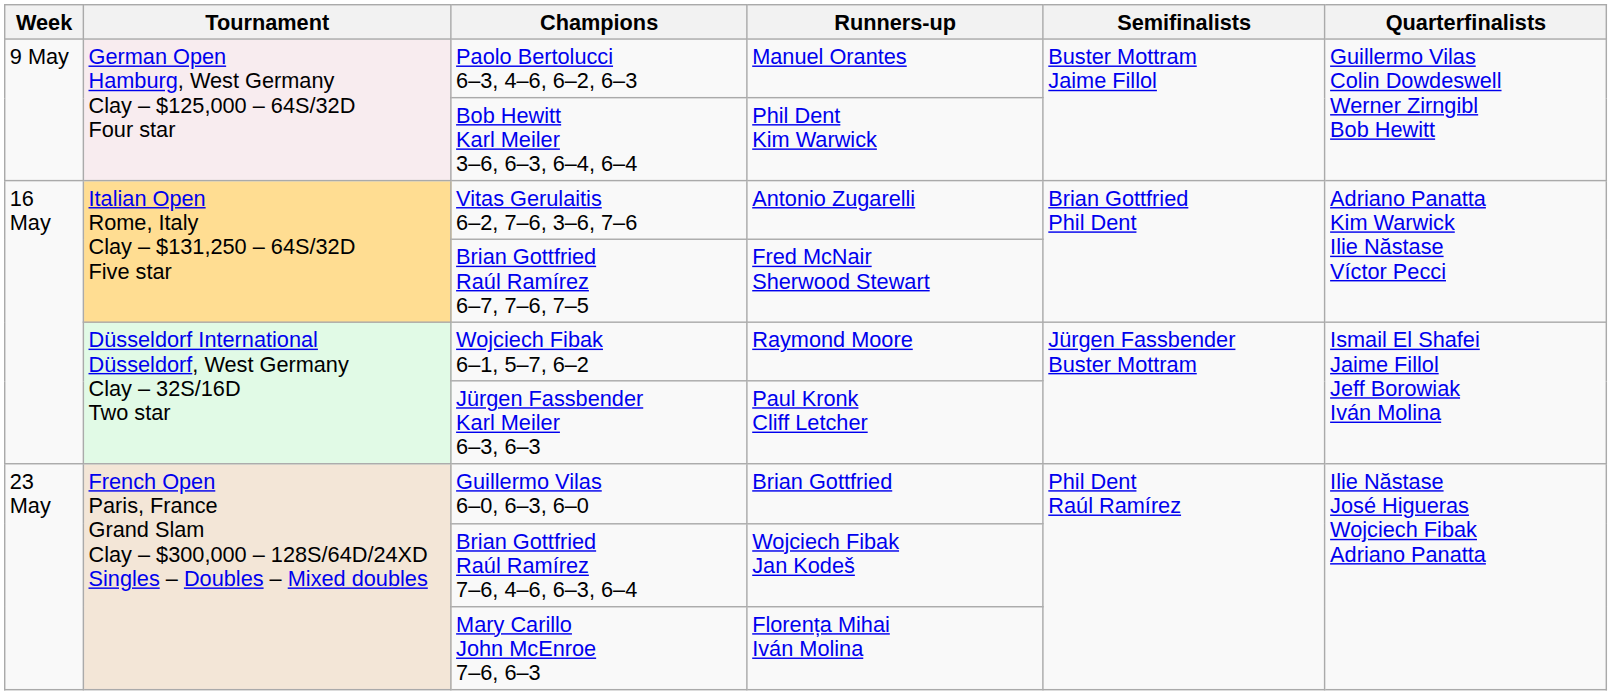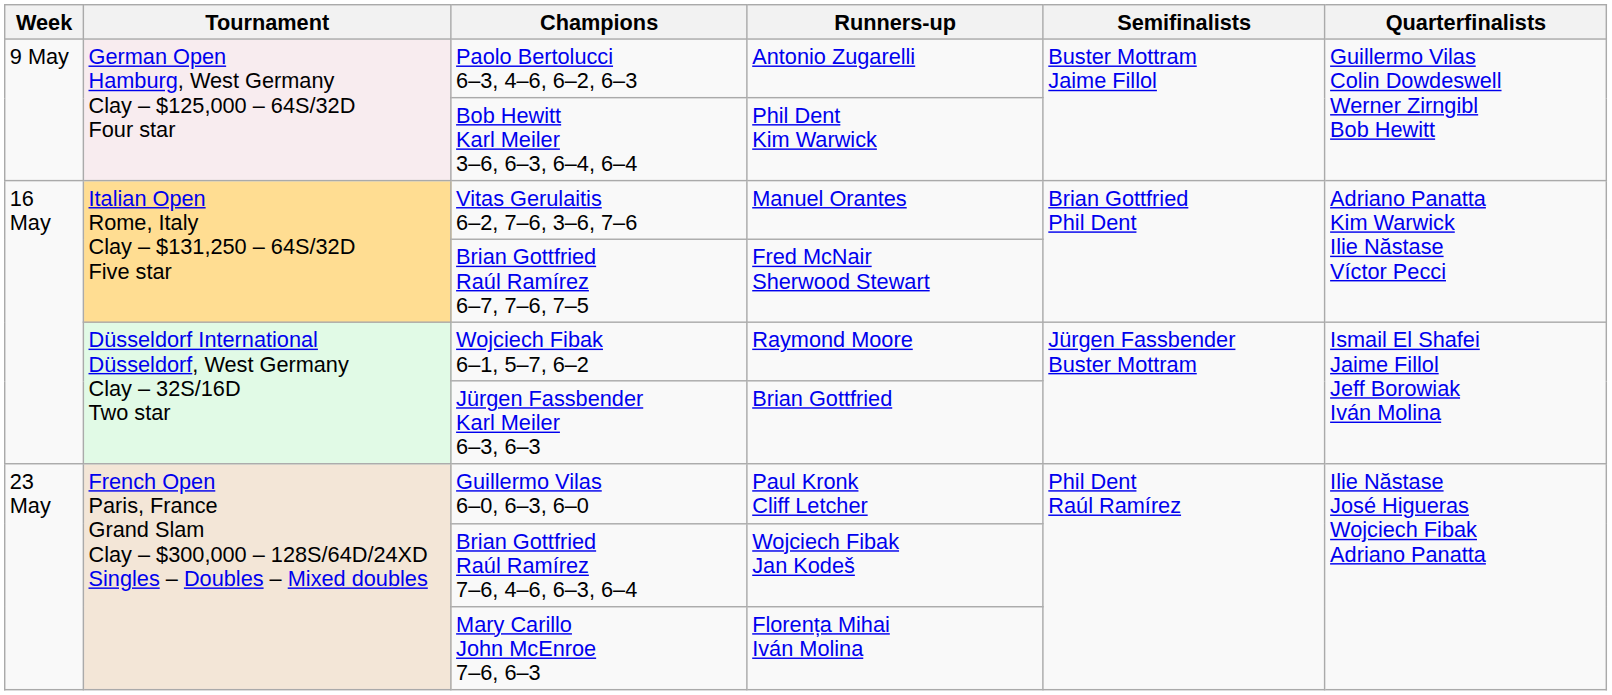(829, 57) Manuel Orantes -> (834, 57) Antonio Zugarelli
(834, 198) Antonio Zugarelli -> (829, 198) Manuel Orantes
(810, 411) Paul Kronk Cliff Letcher -> (822, 399) Brian Gottfried
(822, 482) Brian Gottfried -> (810, 494) Paul Kronk Cliff Letcher
